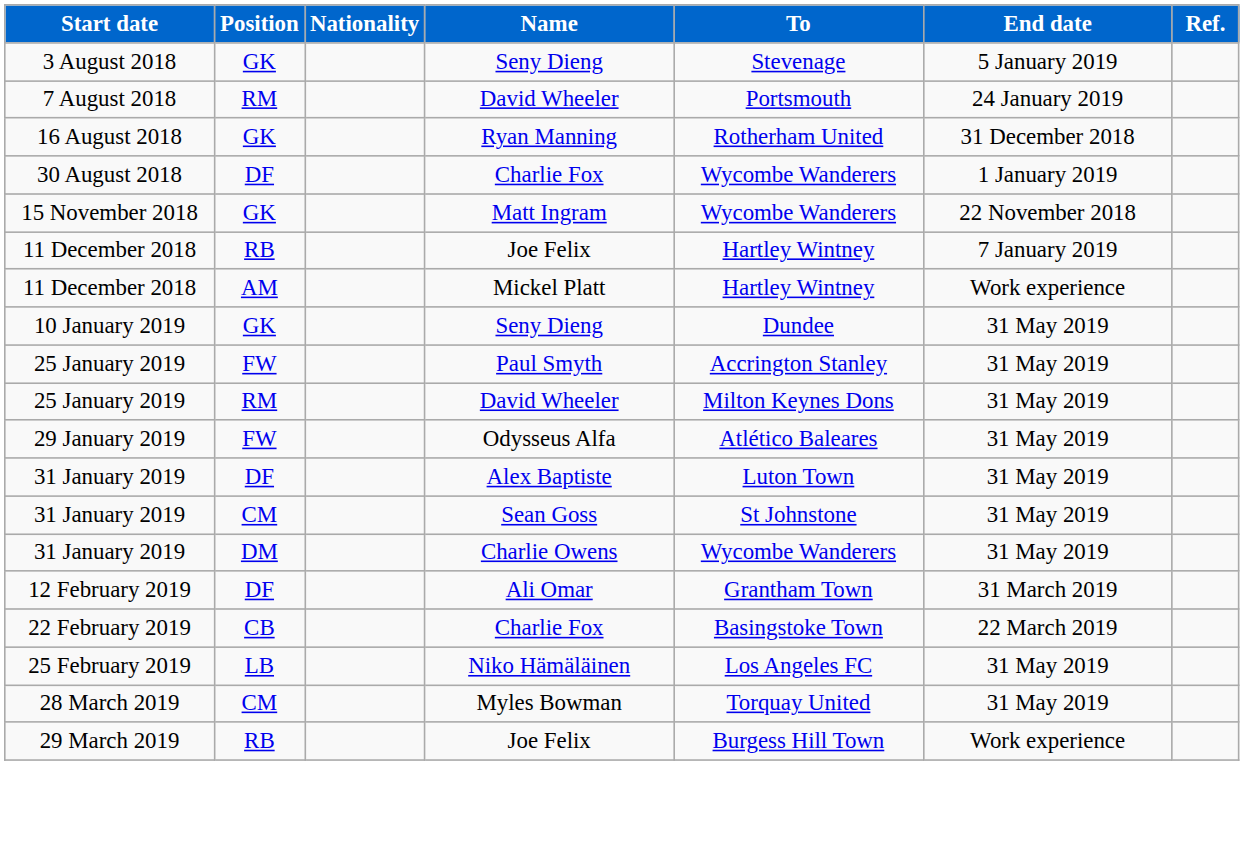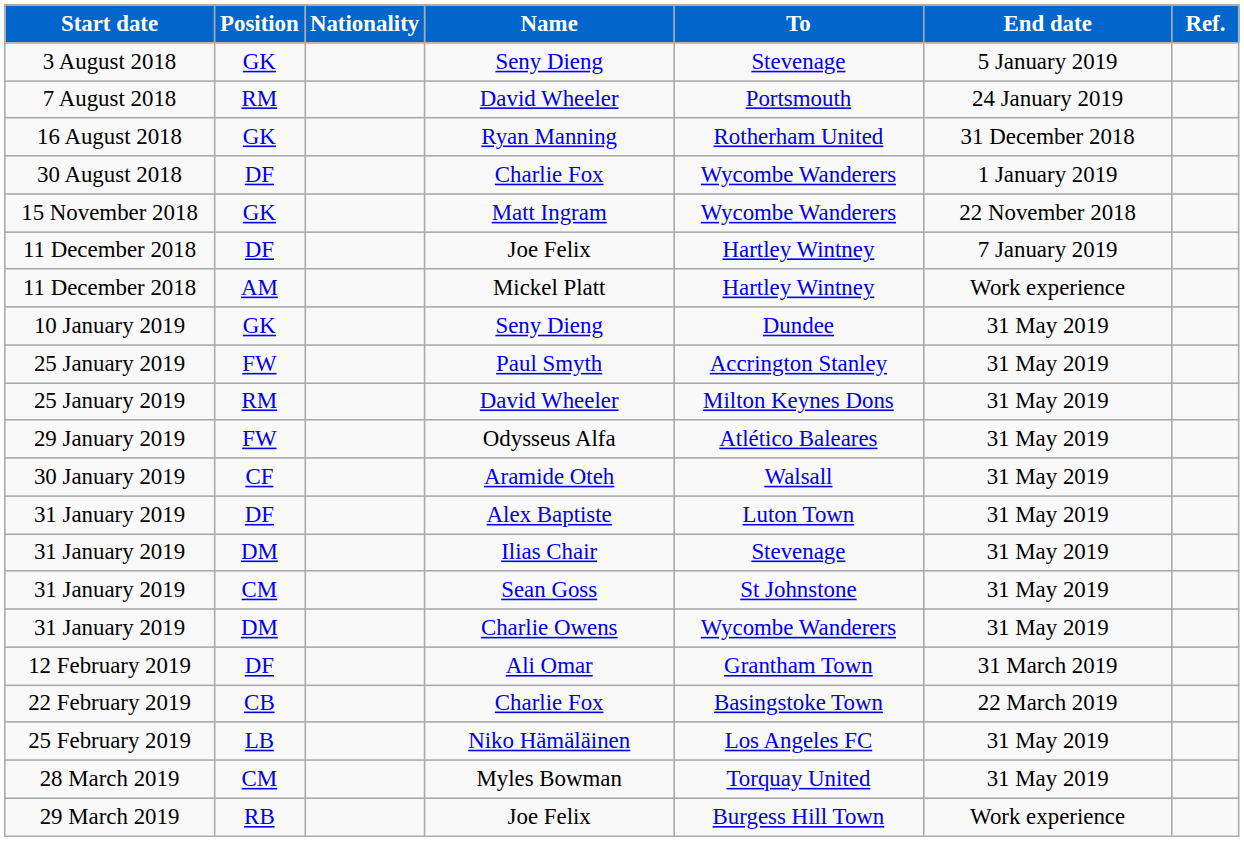(259, 250) RB -> (259, 250) DF
+ row: (110, 476)
+ row: (110, 552)
